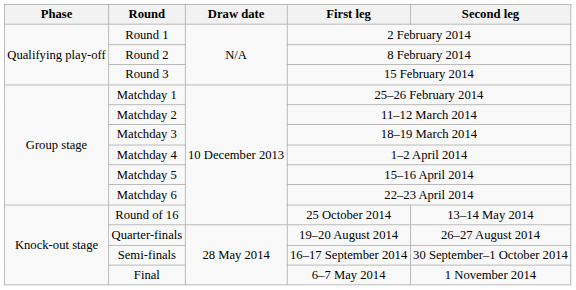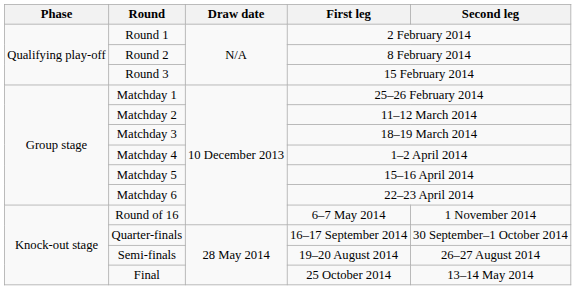(349, 214) 25 October 2014 -> (349, 214) 6–7 May 2014
(490, 214) 13–14 May 2014 -> (490, 214) 1 November 2014
(349, 235) 19–20 August 2014 -> (349, 235) 16–17 September 2014
(490, 235) 26–27 August 2014 -> (490, 235) 30 September–1 October 2014
(349, 255) 16–17 September 2014 -> (349, 255) 19–20 August 2014
(490, 255) 30 September–1 October 2014 -> (490, 255) 26–27 August 2014
(349, 275) 6–7 May 2014 -> (349, 275) 25 October 2014
(490, 275) 1 November 2014 -> (490, 275) 13–14 May 2014
